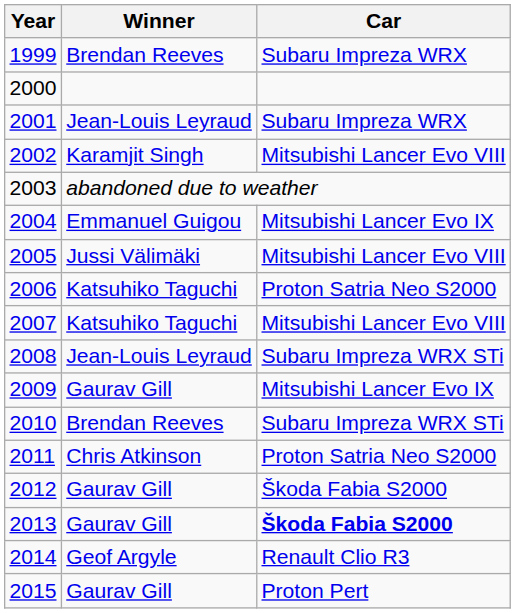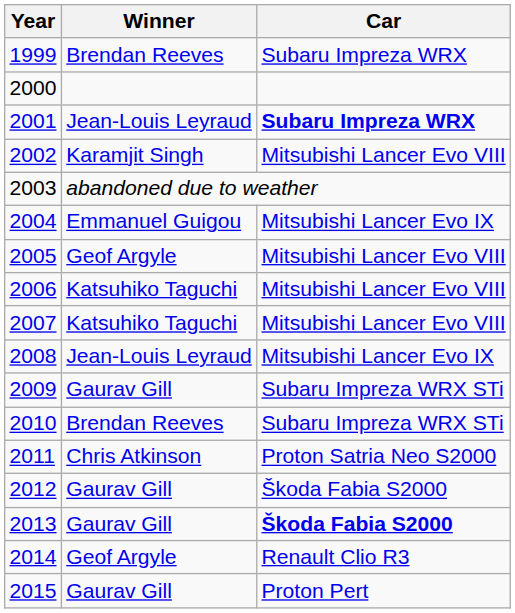(364, 121) normal -> (368, 121) bold
(133, 255) Jussi Välimäki -> (121, 255) Geof Argyle
(379, 289) Proton Satria Neo S2000 -> (384, 289) Mitsubishi Lancer Evo VIII
(383, 356) Subaru Impreza WRX STi -> (378, 356) Mitsubishi Lancer Evo IX
(378, 389) Mitsubishi Lancer Evo IX -> (383, 389) Subaru Impreza WRX STi
